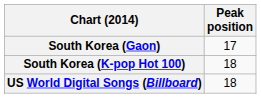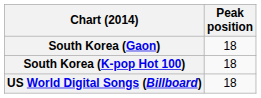(230, 45) 17 -> (230, 45) 18
